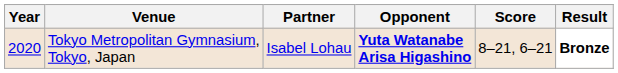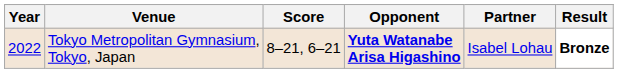columns swapped: (309, 17) <-> (515, 17)
(24, 48) 2020 -> (24, 48) 2022
